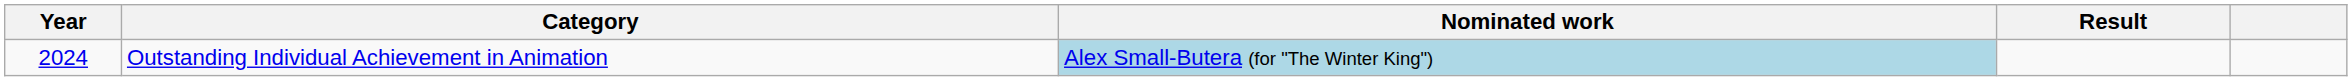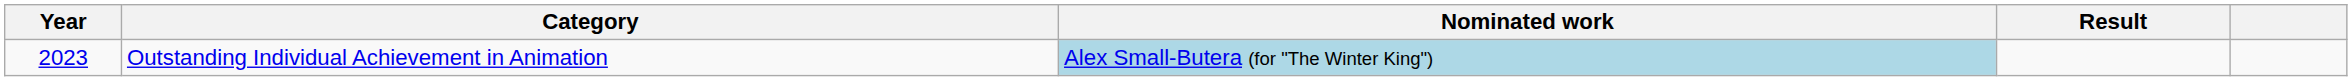(63, 57) 2024 -> (63, 57) 2023
